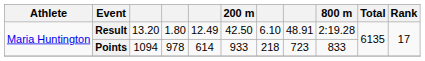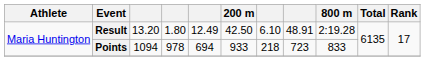(205, 48) 614 -> (205, 48) 694
